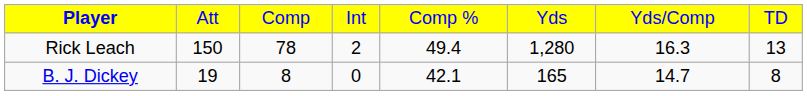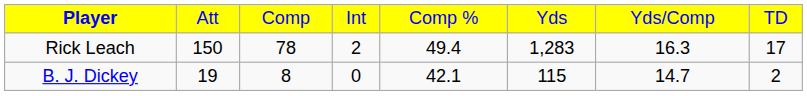(552, 47) 1,280 -> (552, 47) 1,283
(776, 47) 13 -> (776, 47) 17
(552, 76) 165 -> (552, 76) 115
(776, 76) 8 -> (776, 76) 2
